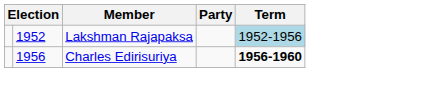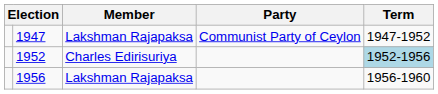+ row: (31, 36)
(129, 36) Lakshman Rajapaksa -> (121, 57) Charles Edirisuriya
(121, 57) Charles Edirisuriya -> (129, 78) Lakshman Rajapaksa
(270, 57) bold -> (399, 78) normal
